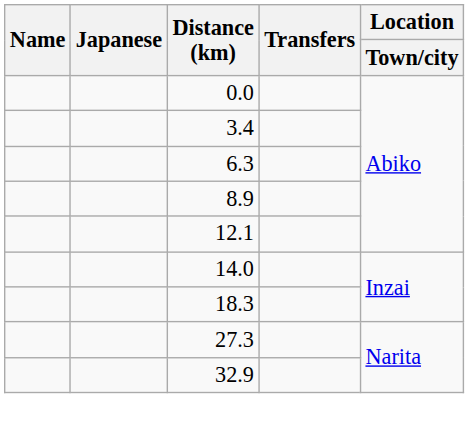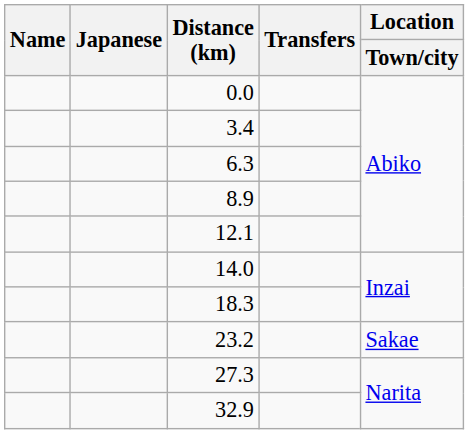+ row: (234, 339)
